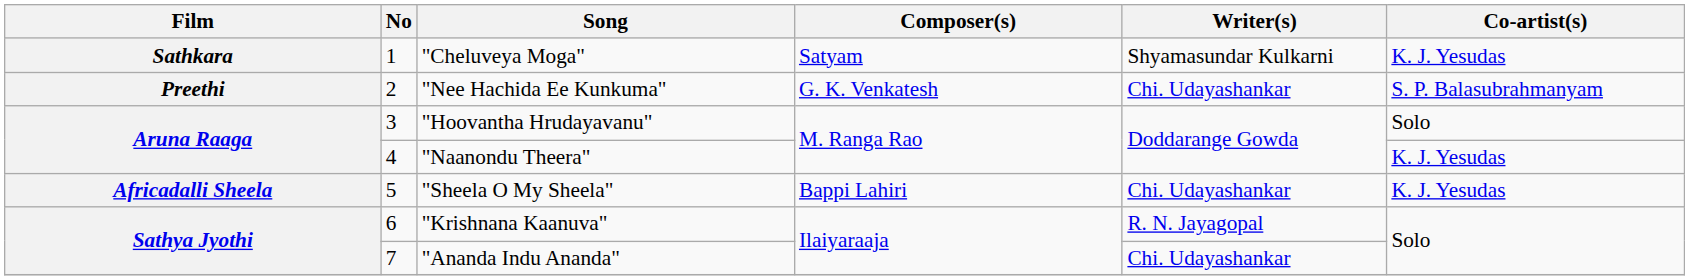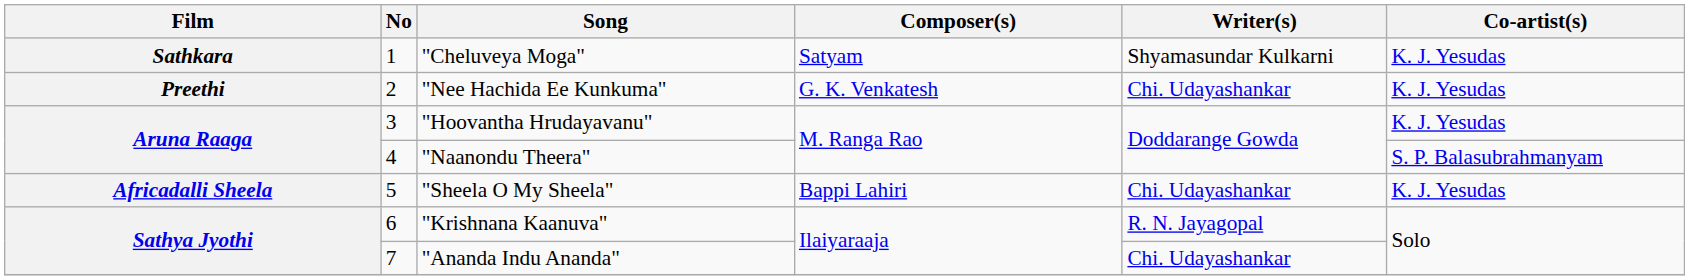(1497, 88) S. P. Balasubrahmanyam -> (1448, 88) K. J. Yesudas
(1411, 122) Solo -> (1448, 122) K. J. Yesudas
(1448, 156) K. J. Yesudas -> (1497, 156) S. P. Balasubrahmanyam
